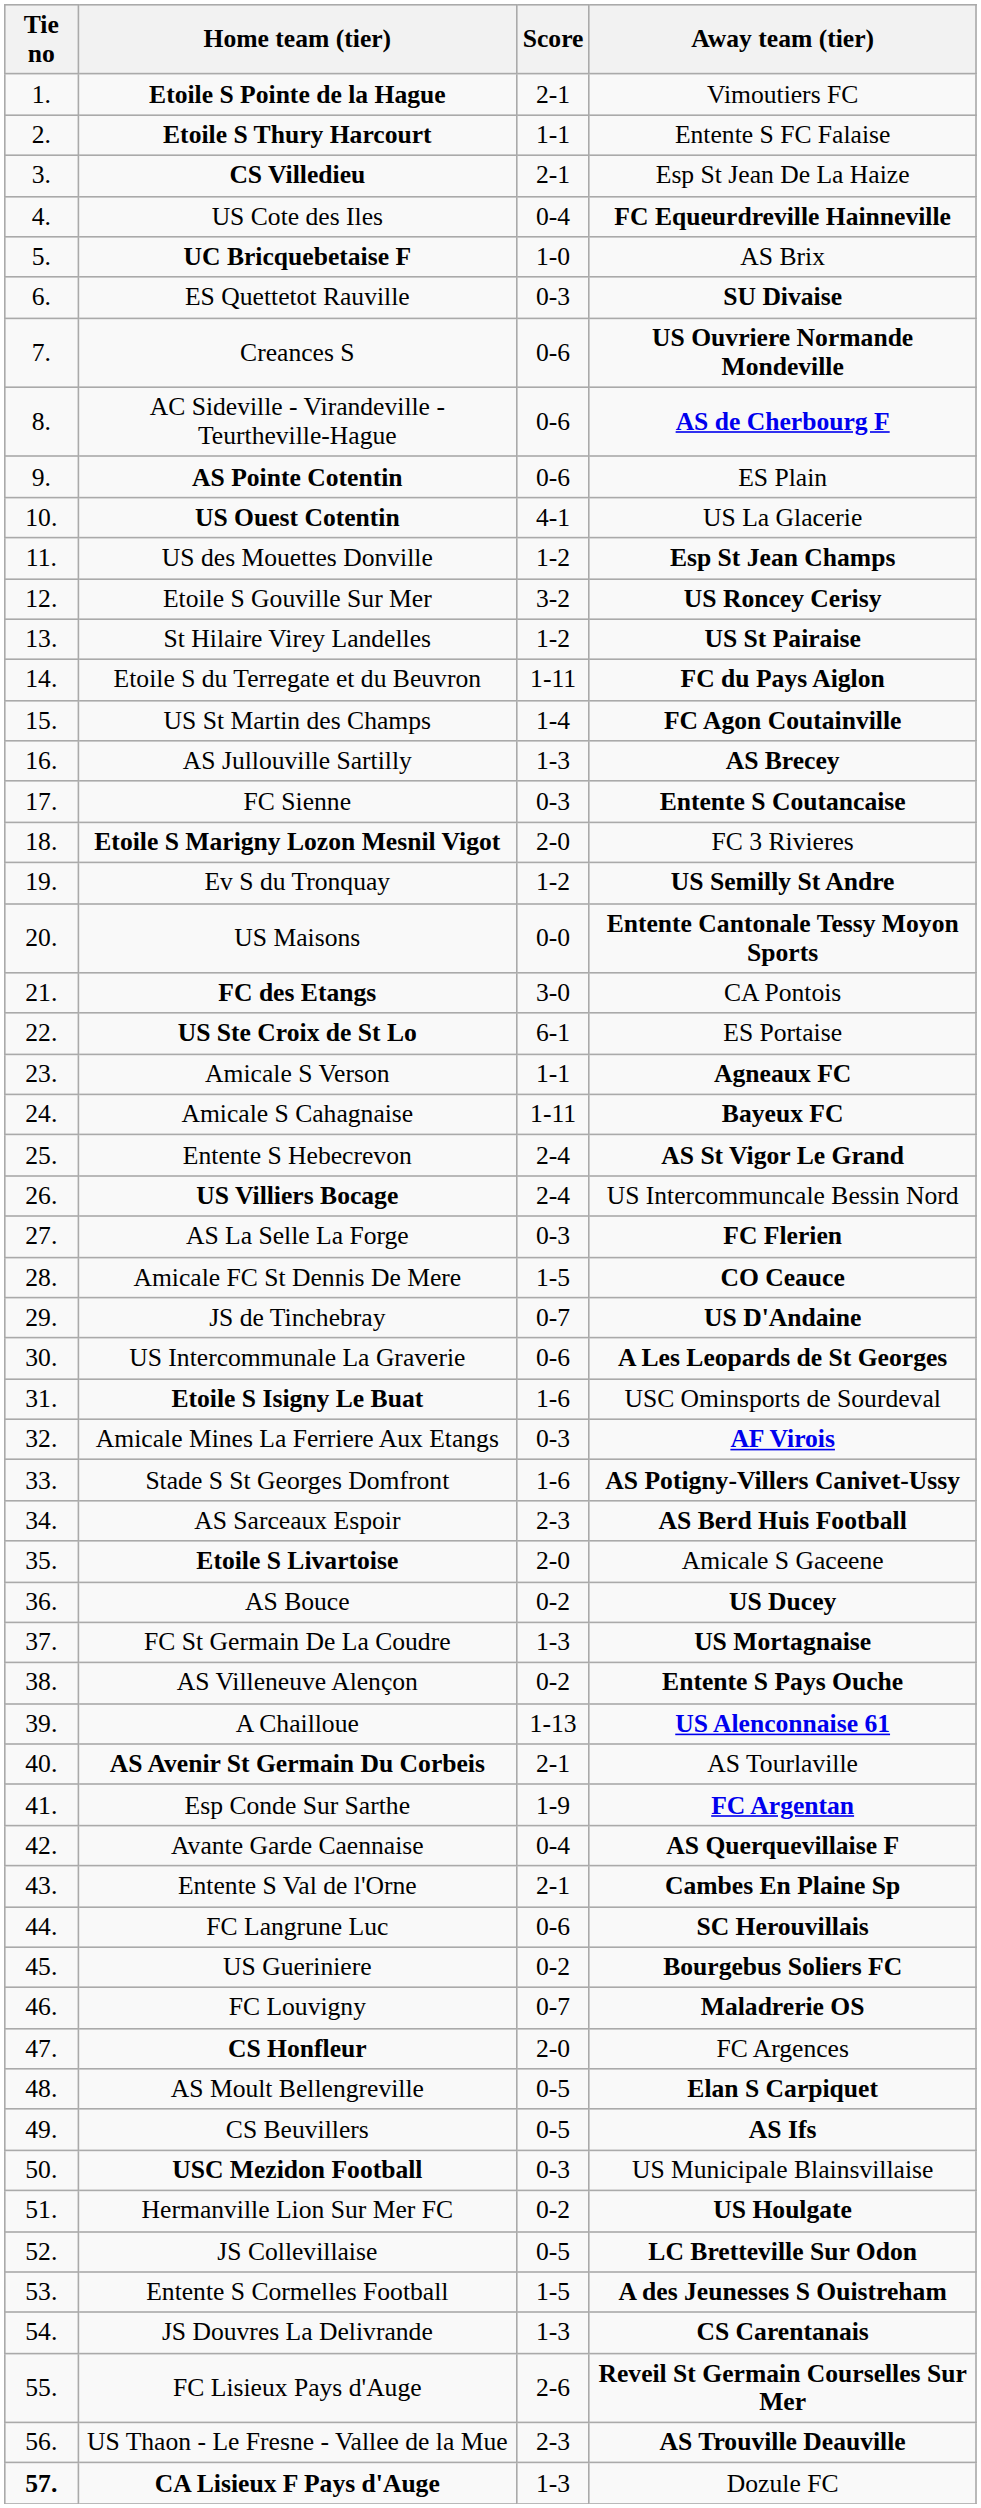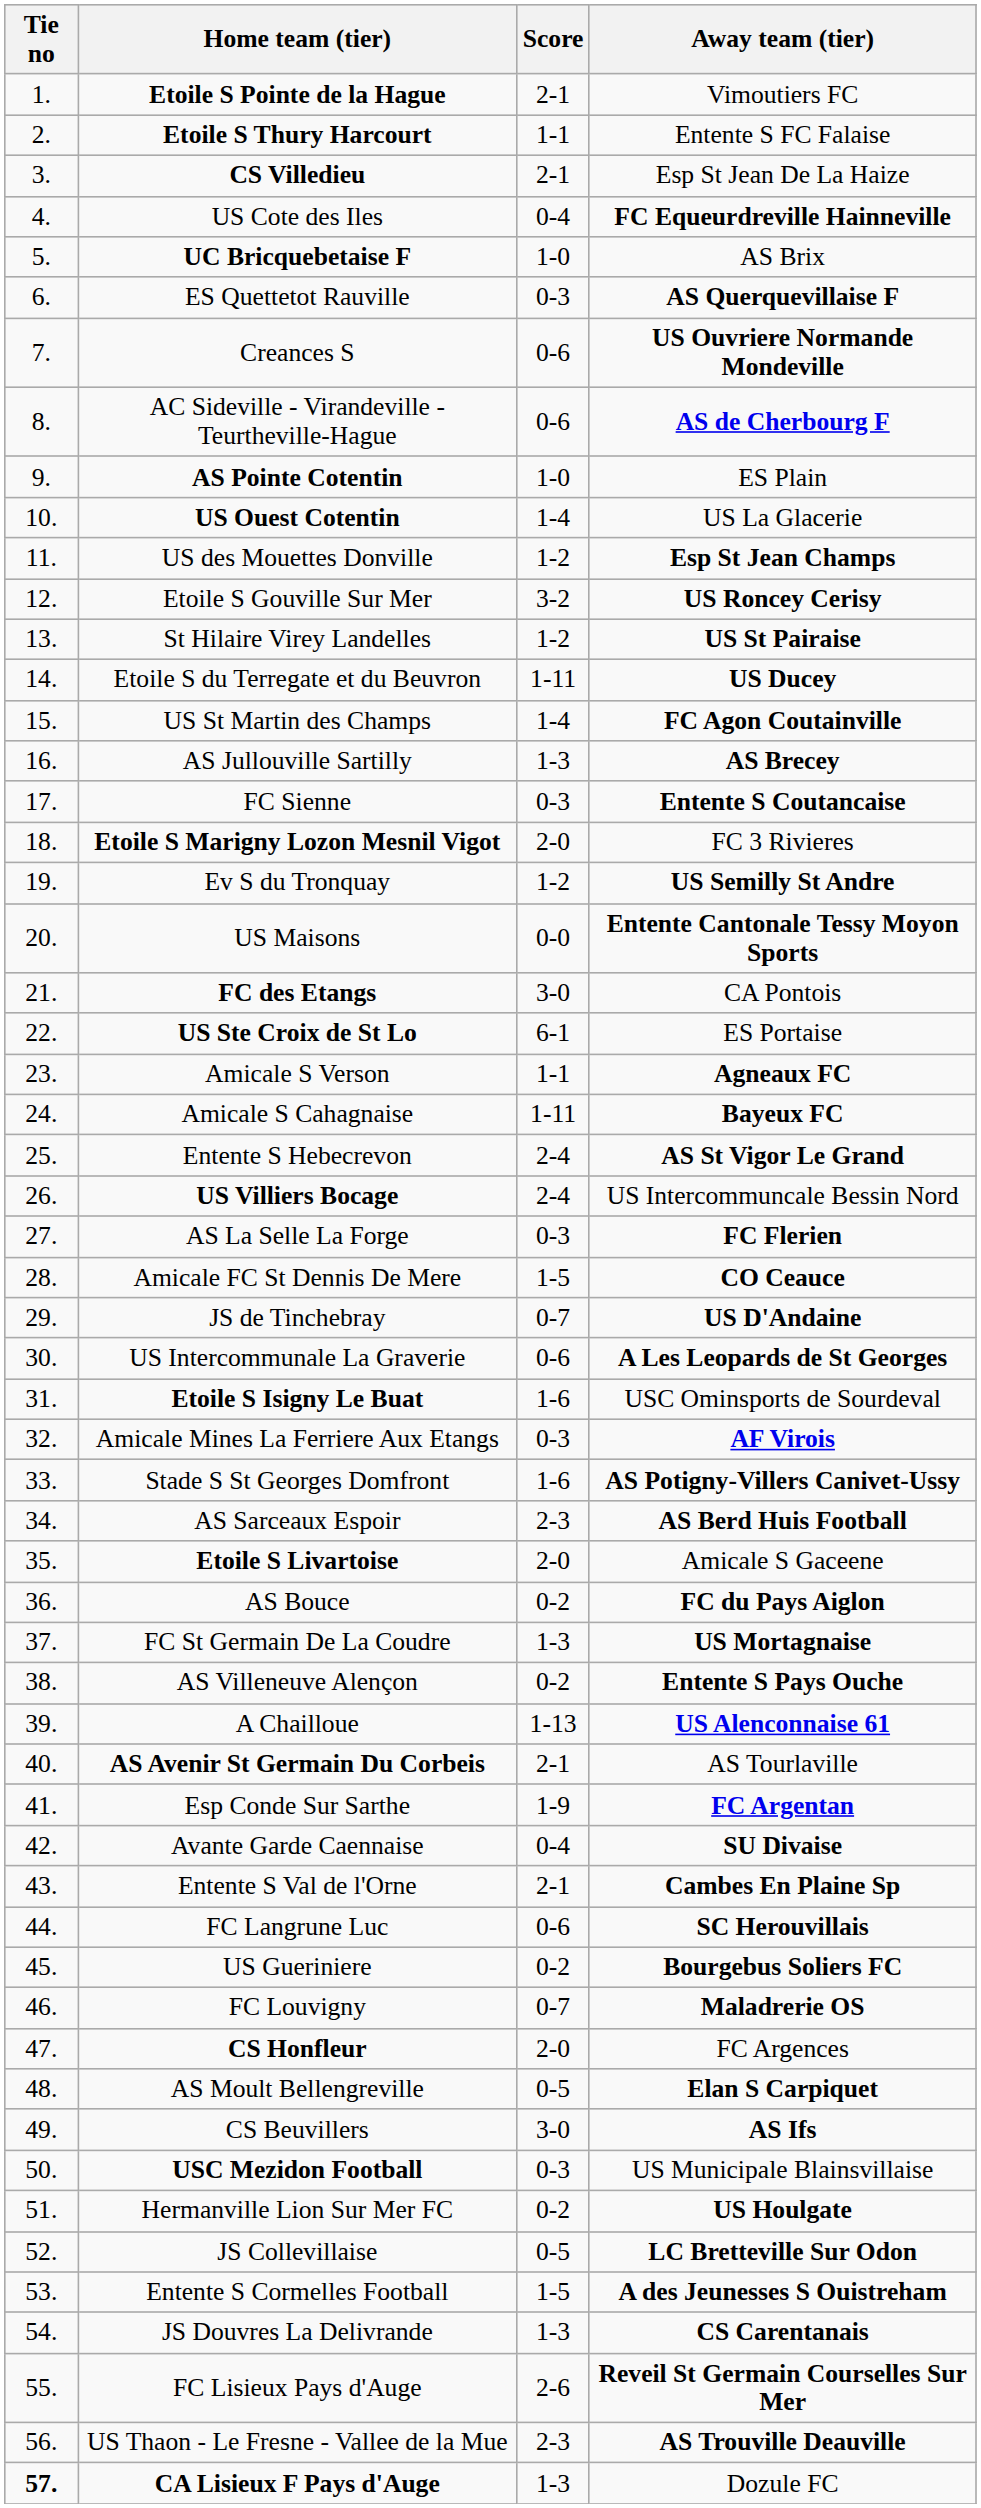(783, 297) SU Divaise -> (783, 297) AS Querquevillaise F
(553, 476) 0-6 -> (553, 476) 1-0
(553, 517) 4-1 -> (553, 517) 1-4
(783, 679) FC du Pays Aiglon -> (783, 679) US Ducey
(783, 1601) US Ducey -> (783, 1601) FC du Pays Aiglon
(783, 1845) AS Querquevillaise F -> (783, 1845) SU Divaise
(553, 2129) 0-5 -> (553, 2129) 3-0
